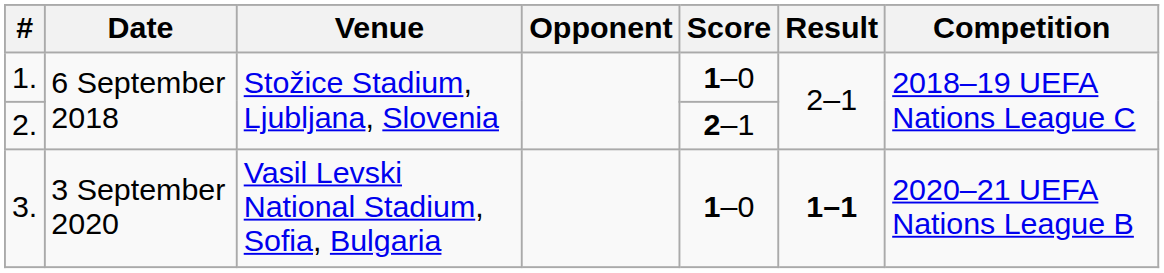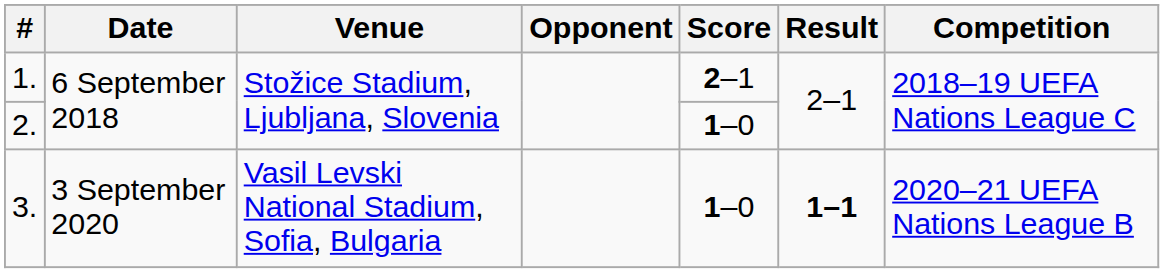(729, 76) 1–0 -> (729, 76) 2–1
(729, 125) 2–1 -> (729, 125) 1–0
